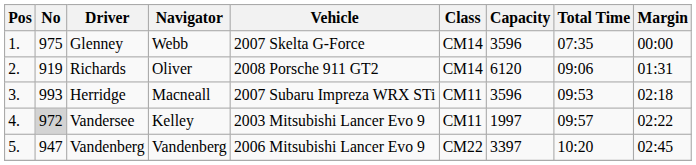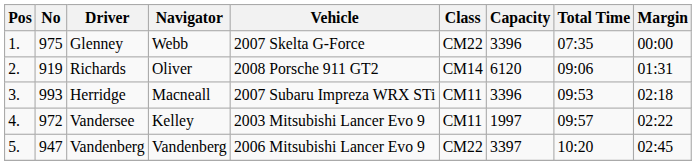(463, 43) CM14 -> (463, 43) CM22
(506, 43) 3596 -> (506, 43) 3396
(506, 95) 3596 -> (506, 95) 3396
(51, 121) lightgrey background -> (51, 121) no background
